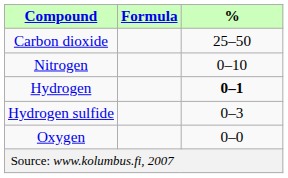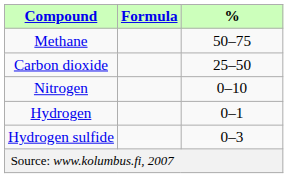+ row: (61, 40)
(232, 88) bold -> (232, 112) normal
- row: (61, 137)
